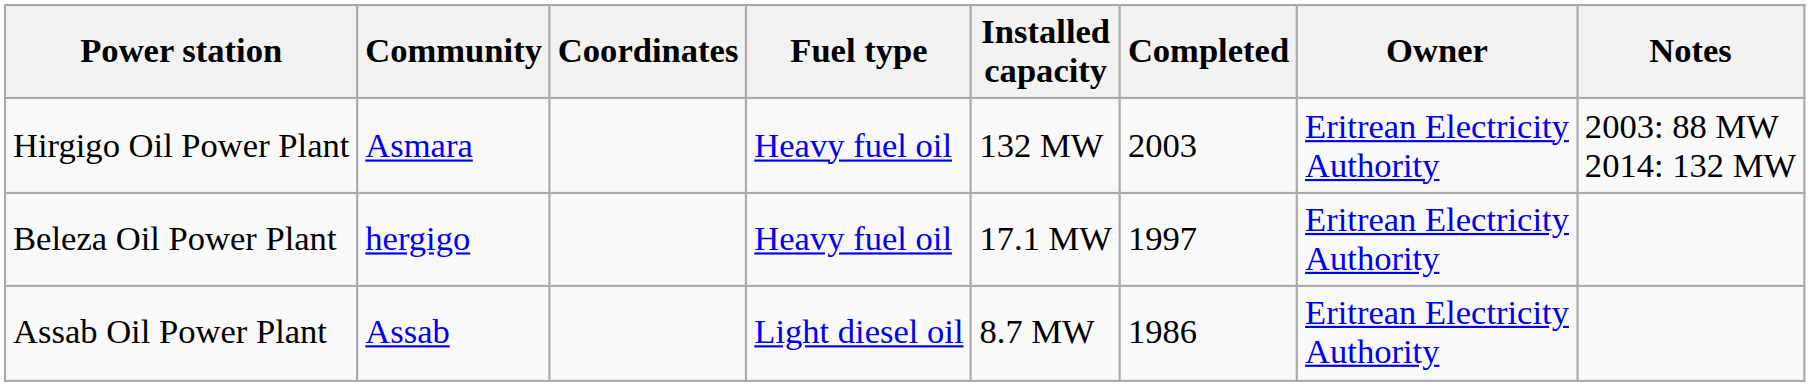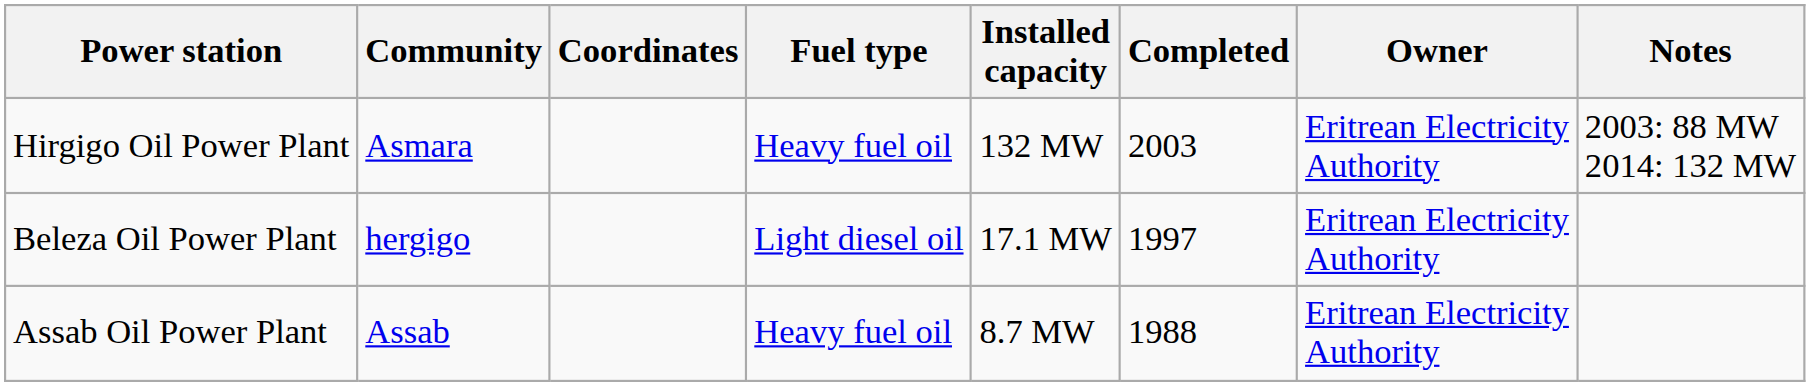(853, 238) Heavy fuel oil -> (859, 238) Light diesel oil
(859, 332) Light diesel oil -> (853, 332) Heavy fuel oil
(1162, 332) 1986 -> (1162, 332) 1988
